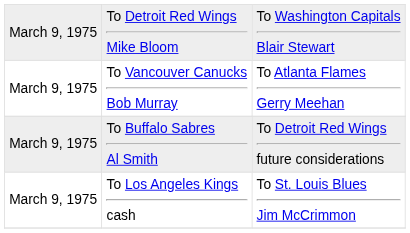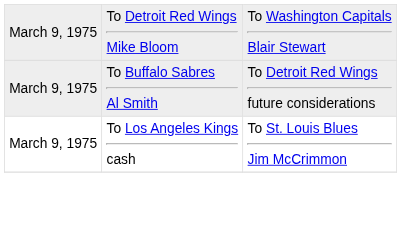- row: (177, 88)
